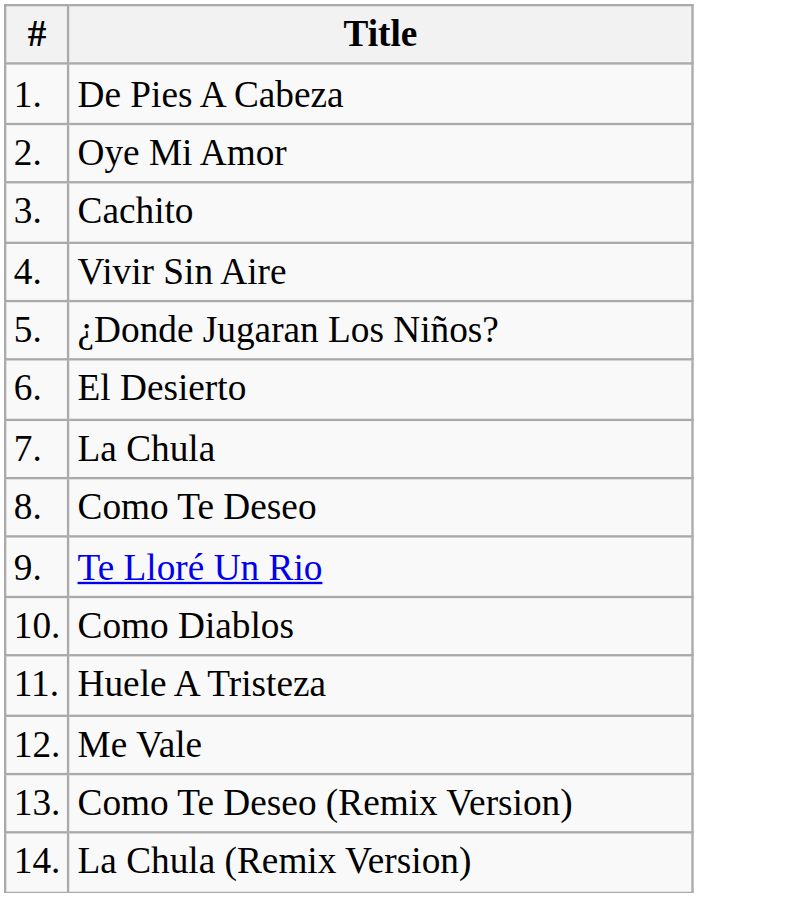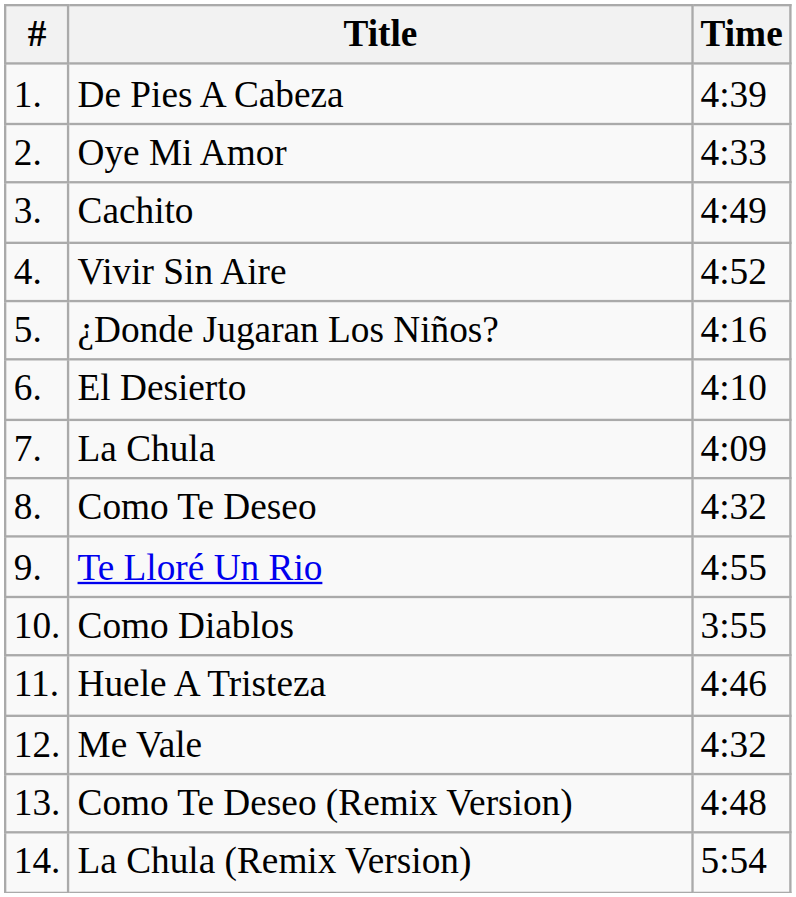+ column: (742, 34)
